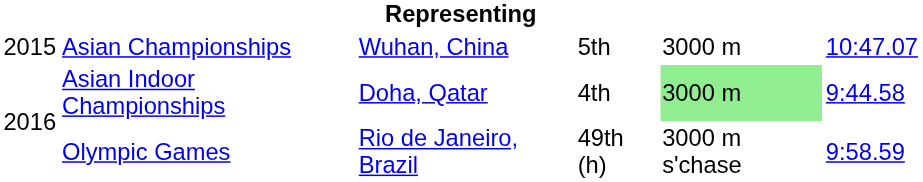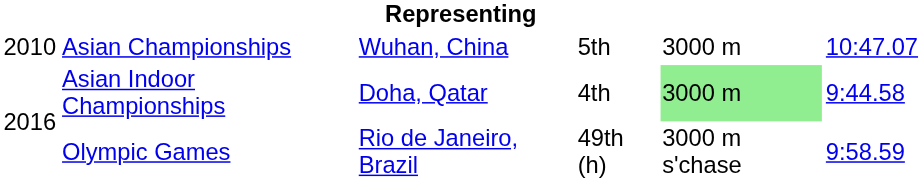(30, 47) 2015 -> (30, 47) 2010
